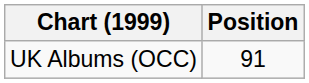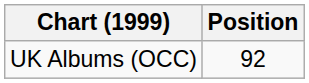(253, 59) 91 -> (253, 59) 92
